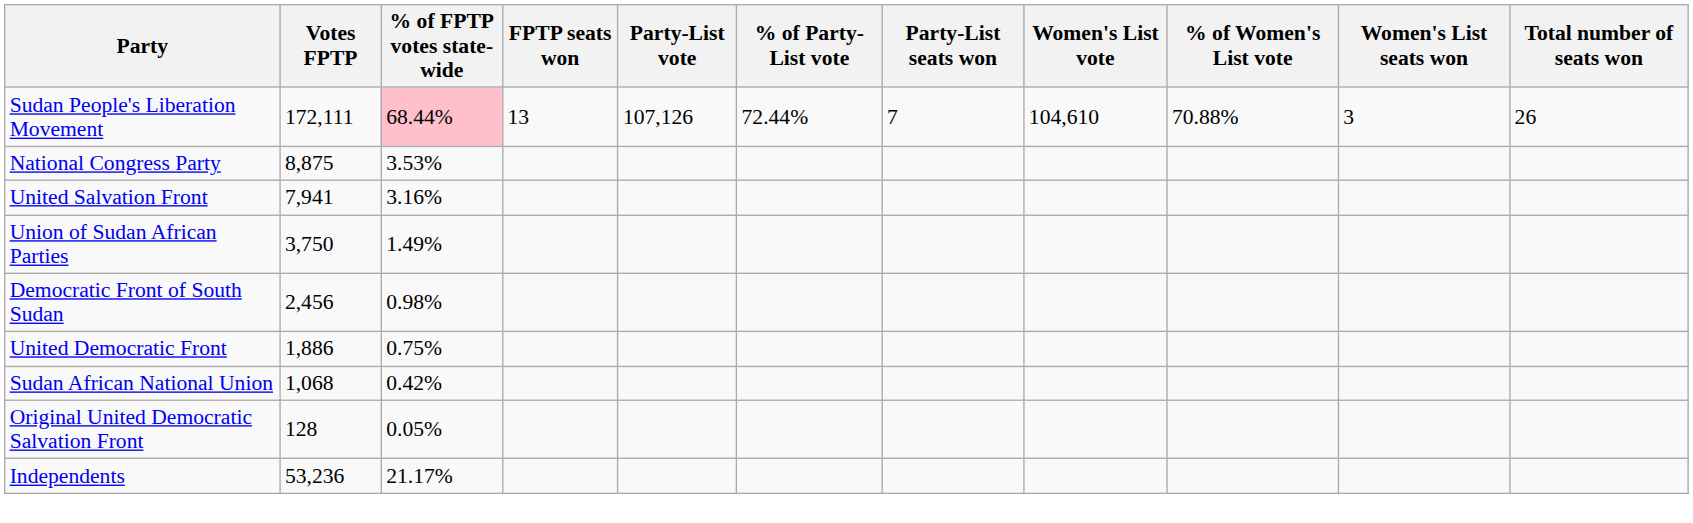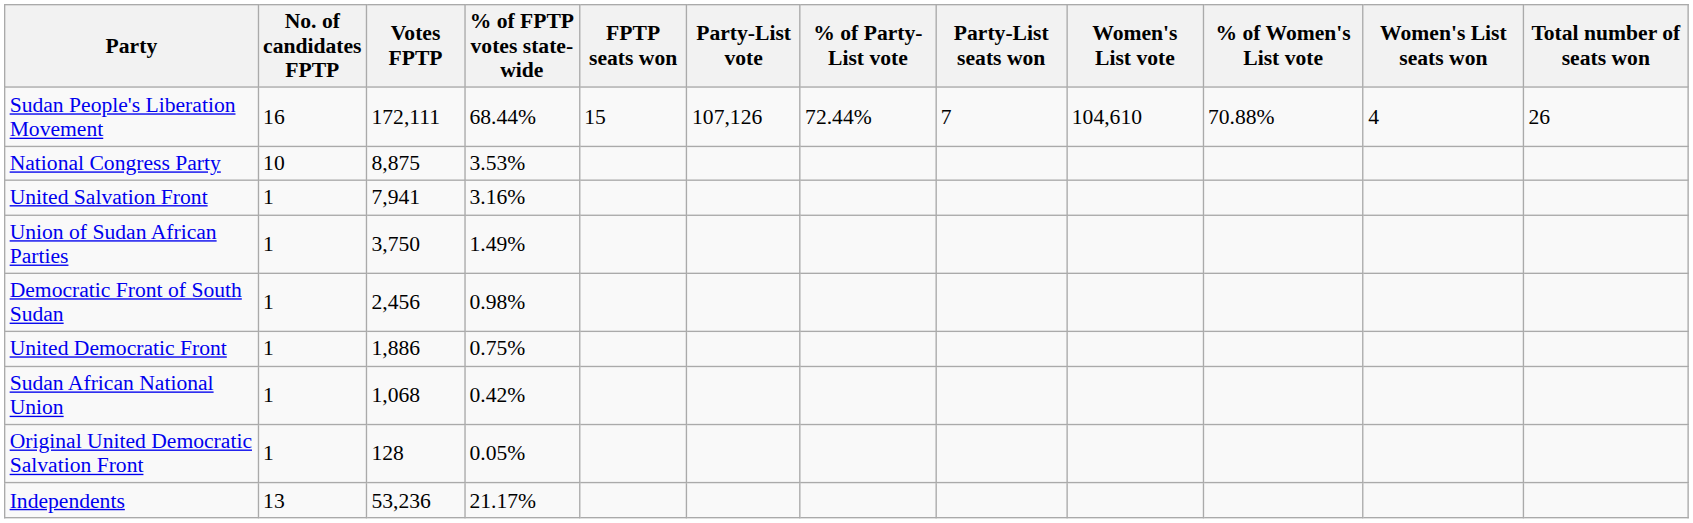+ column: (312, 45)
(420, 116) pink background -> (503, 116) no background
(518, 116) 13 -> (595, 116) 15
(1349, 116) 3 -> (1374, 116) 4
